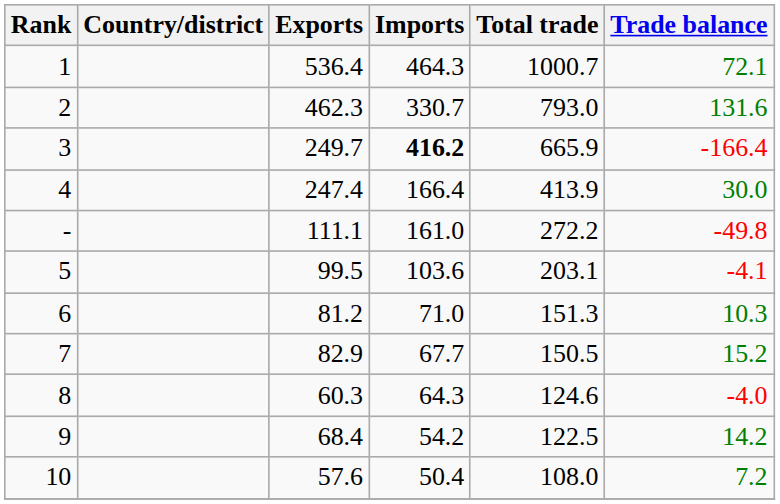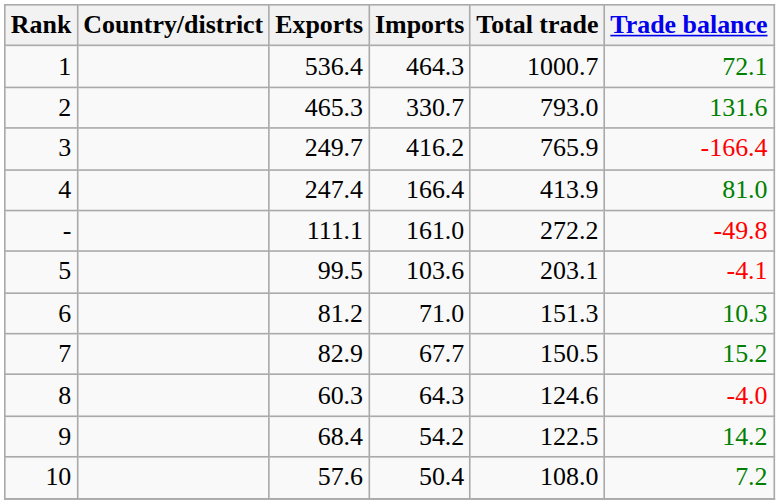(334, 107) 462.3 -> (334, 107) 465.3
(435, 148) bold -> (435, 148) normal
(569, 148) 665.9 -> (569, 148) 765.9
(745, 189) 30.0 -> (745, 189) 81.0
